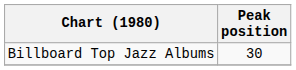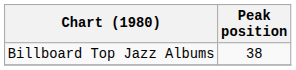(254, 54) 30 -> (254, 54) 38
